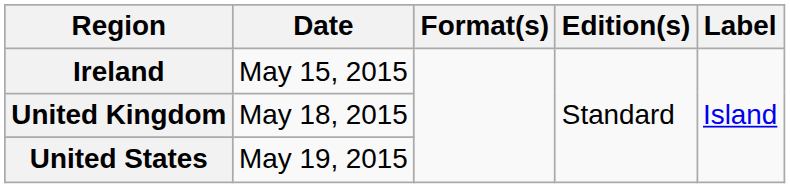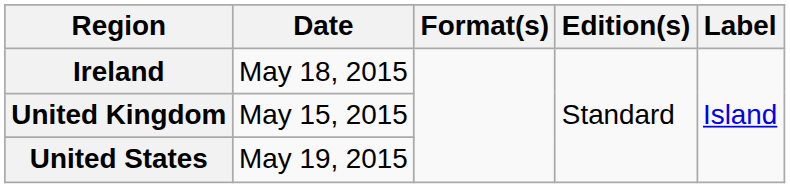(323, 70) May 15, 2015 -> (323, 70) May 18, 2015
(323, 114) May 18, 2015 -> (323, 114) May 15, 2015
